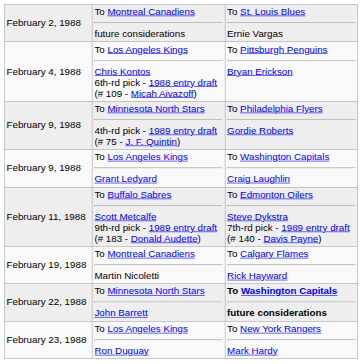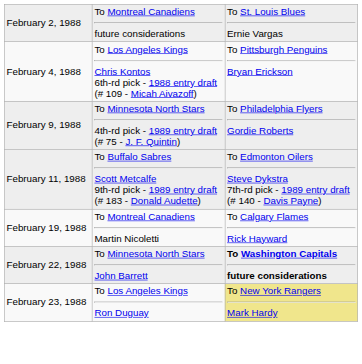- row: (159, 168)
(291, 340) no background -> (291, 302) khaki background
